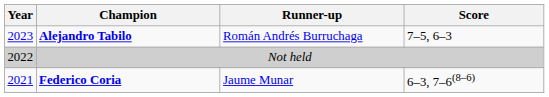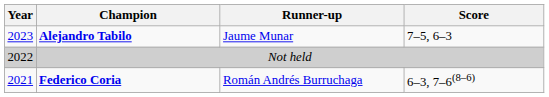(293, 36) Román Andrés Burruchaga -> (258, 36) Jaume Munar
(258, 80) Jaume Munar -> (293, 80) Román Andrés Burruchaga
